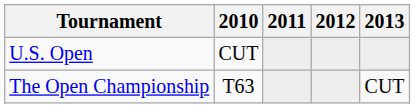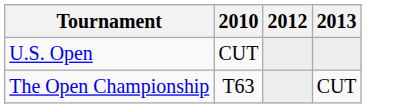- column: (287, 21)
